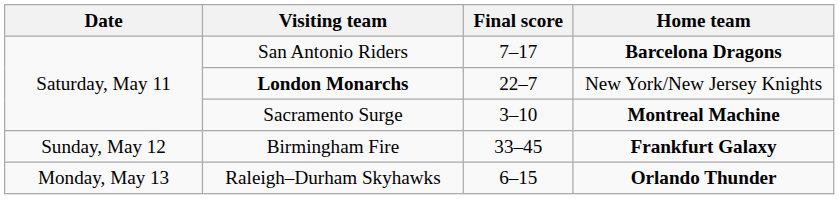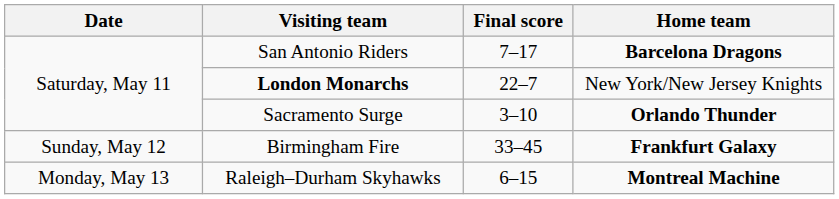(704, 115) Montreal Machine -> (704, 115) Orlando Thunder
(704, 178) Orlando Thunder -> (704, 178) Montreal Machine
